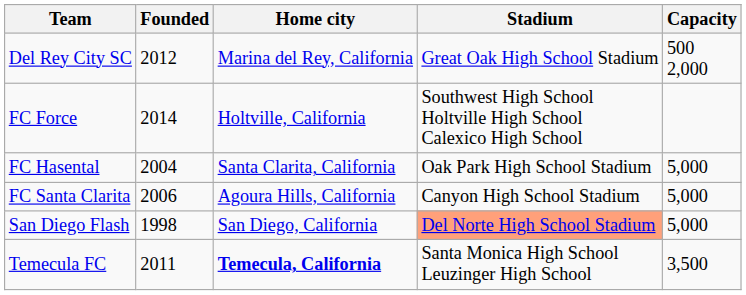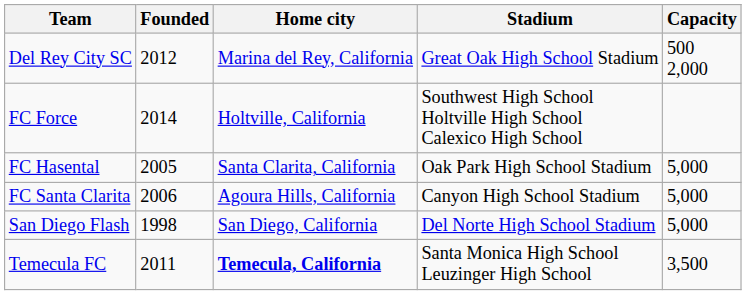(159, 167) 2004 -> (159, 167) 2005
(538, 225) lightsalmon background -> (538, 225) no background
